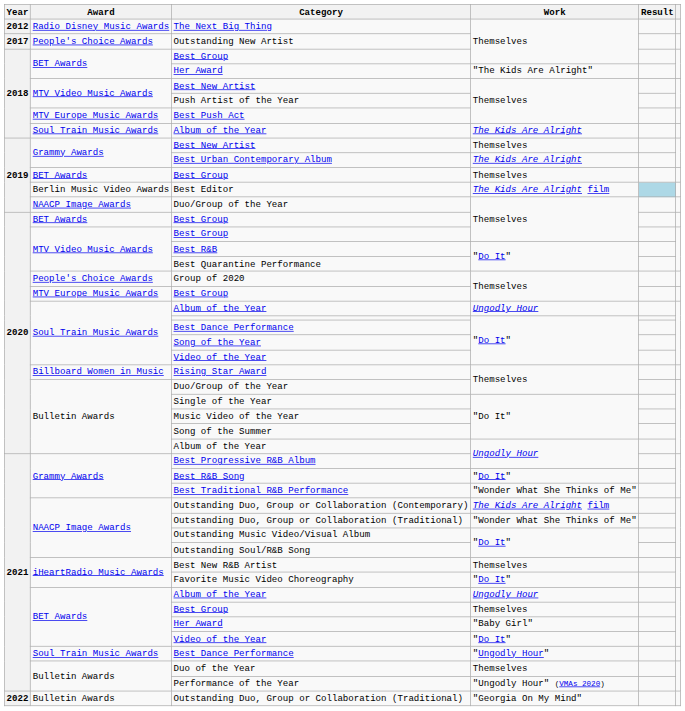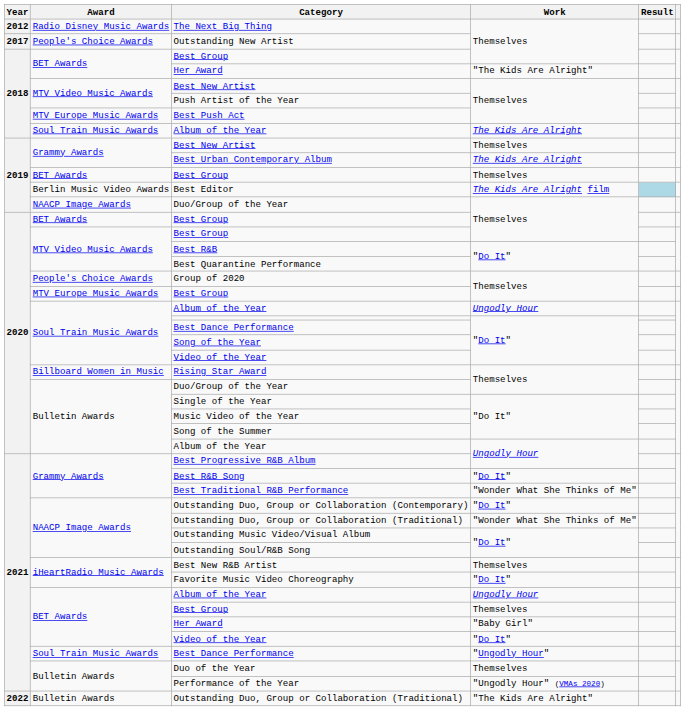(541, 506) The Kids Are Alright film -> (492, 506) "Do It"
(527, 698) "Georgia On My Mind" -> (533, 698) "The Kids Are Alright"
